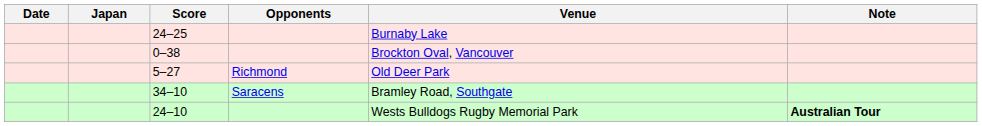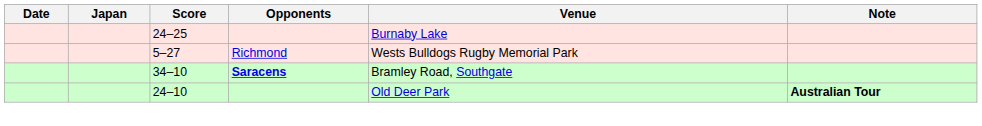- row: (166, 53)
(410, 72) Old Deer Park -> (475, 53) Wests Bulldogs Rugby Memorial Park
(258, 92) normal -> (259, 72) bold
(475, 111) Wests Bulldogs Rugby Memorial Park -> (410, 92) Old Deer Park
